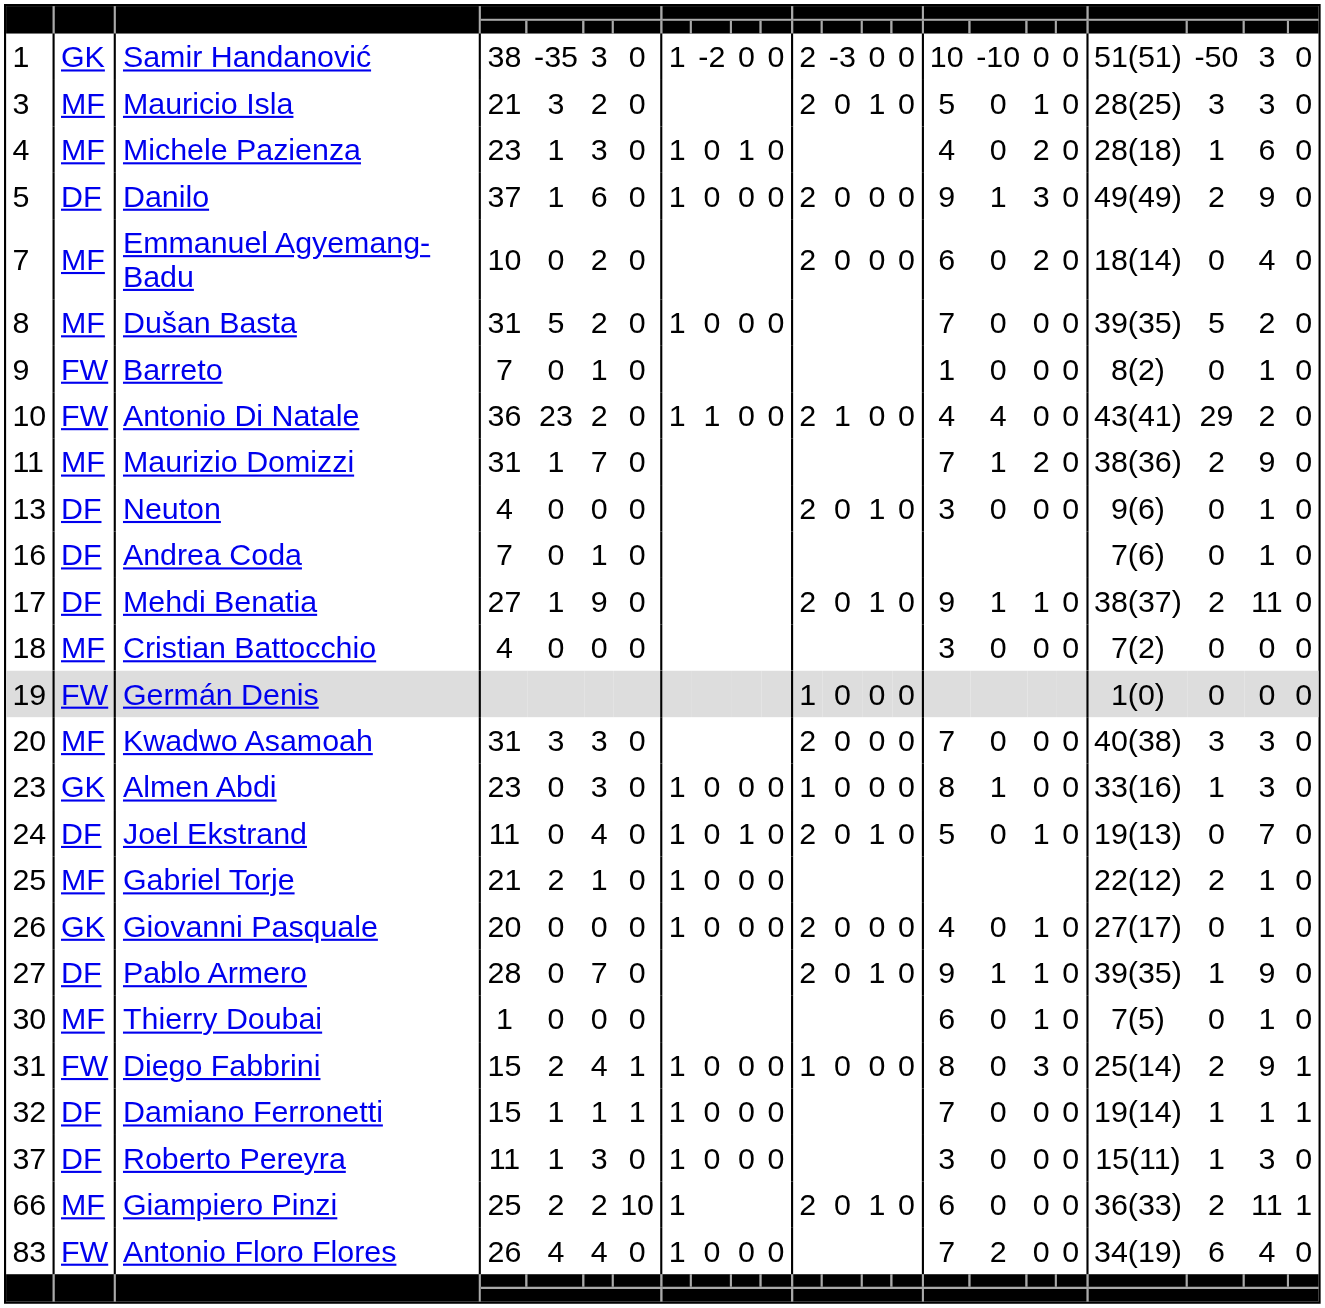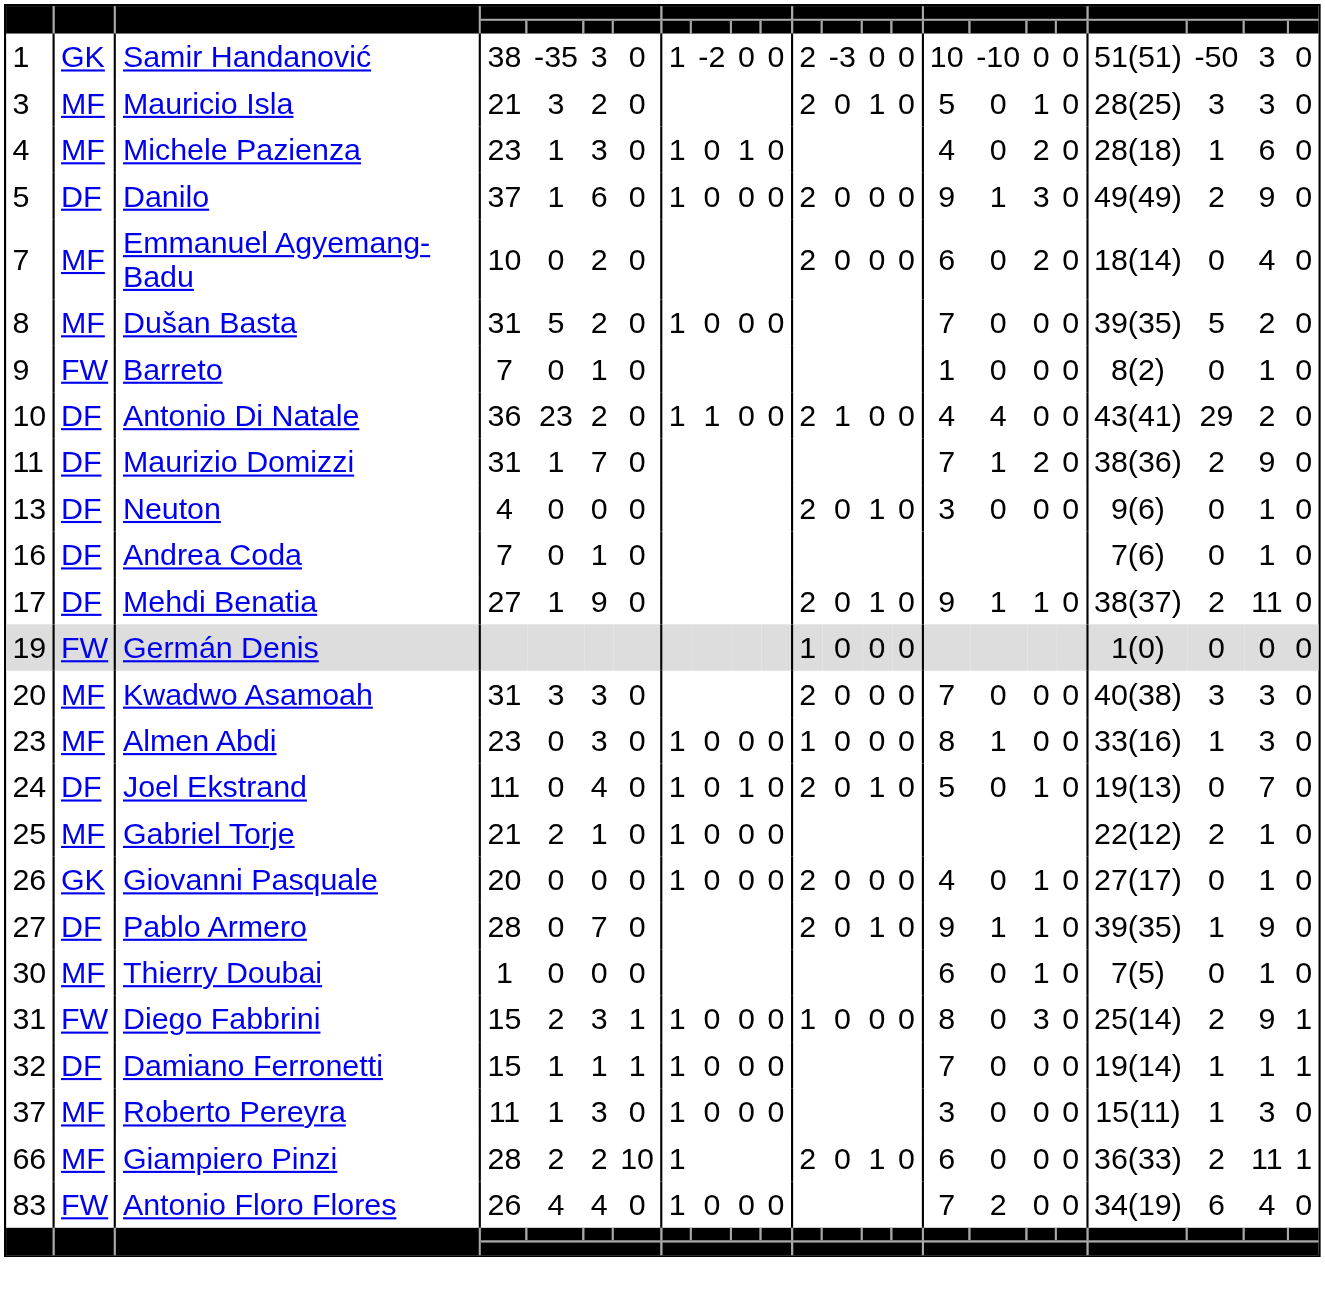(85, 415) FW -> (81, 415) DF
(83, 462) MF -> (81, 462) DF
- row: (250, 648)
(83, 787) GK -> (83, 740) MF
(599, 1065) 4 -> (599, 1019) 3
(81, 1158) DF -> (83, 1112) MF
(505, 1205) 25 -> (505, 1158) 28
